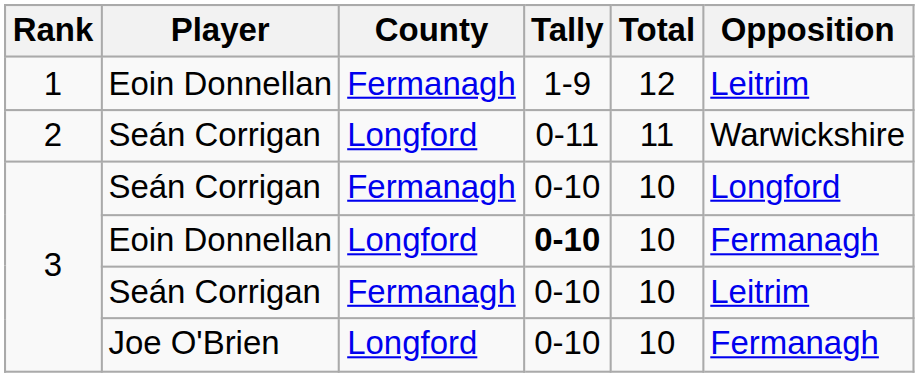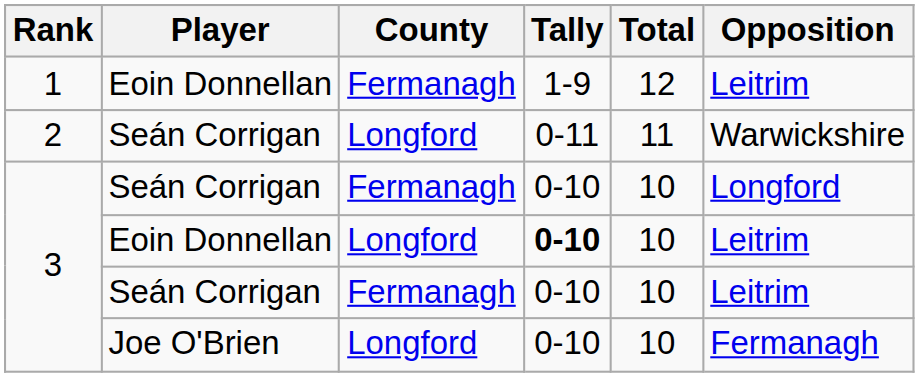(795, 239) Fermanagh -> (760, 239) Leitrim
